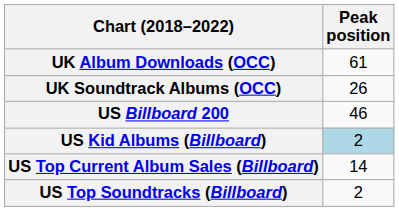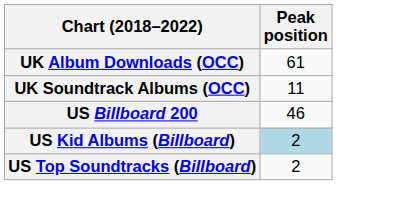(358, 88) 26 -> (296, 88) 11
- row: (164, 166)
